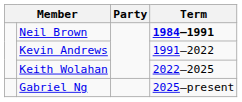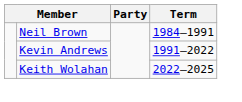(183, 32) bold -> (183, 32) normal
- row: (53, 87)
